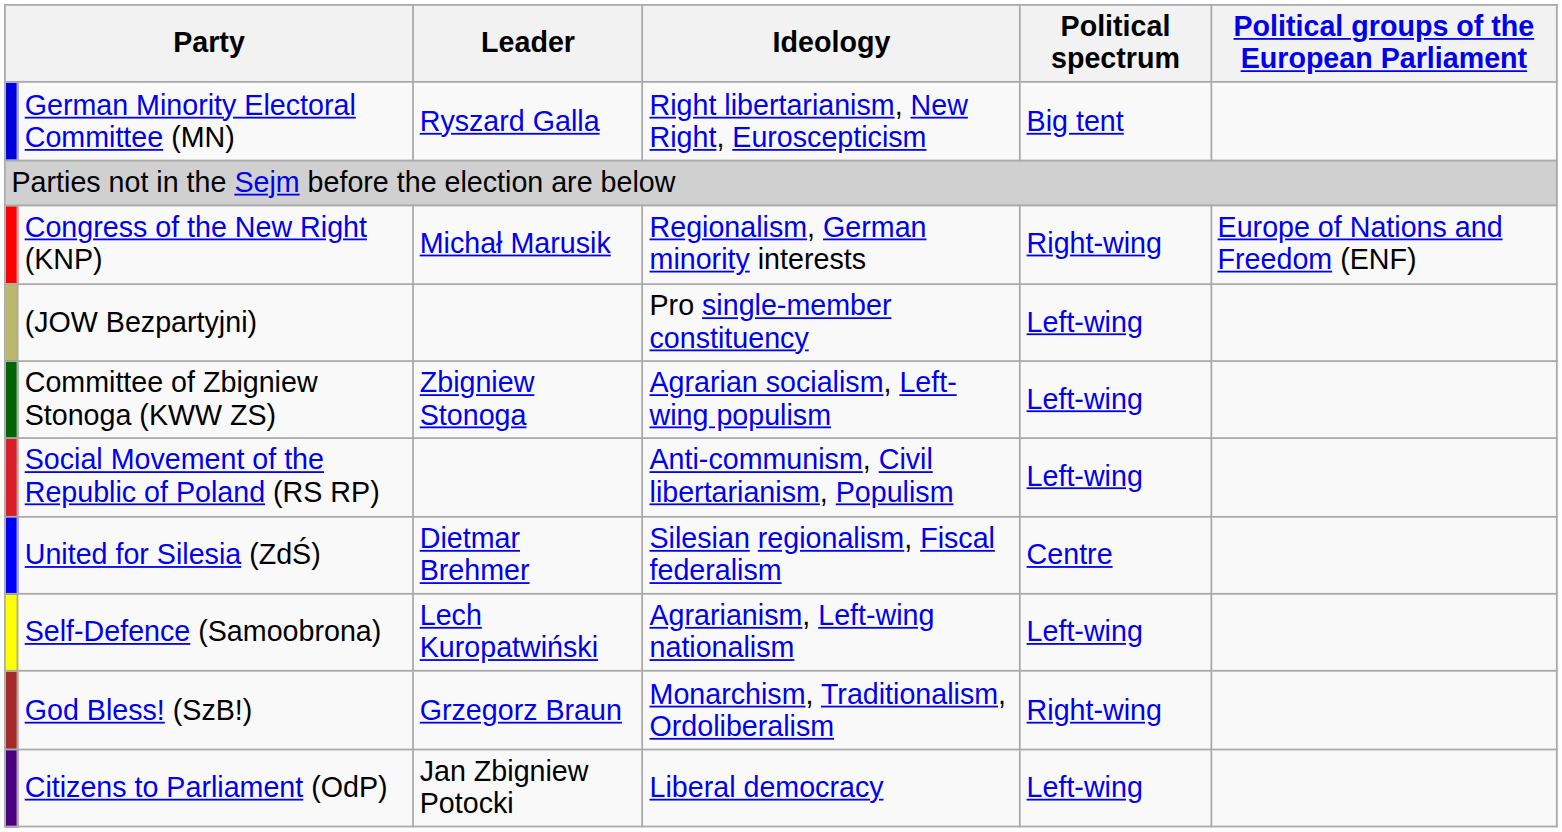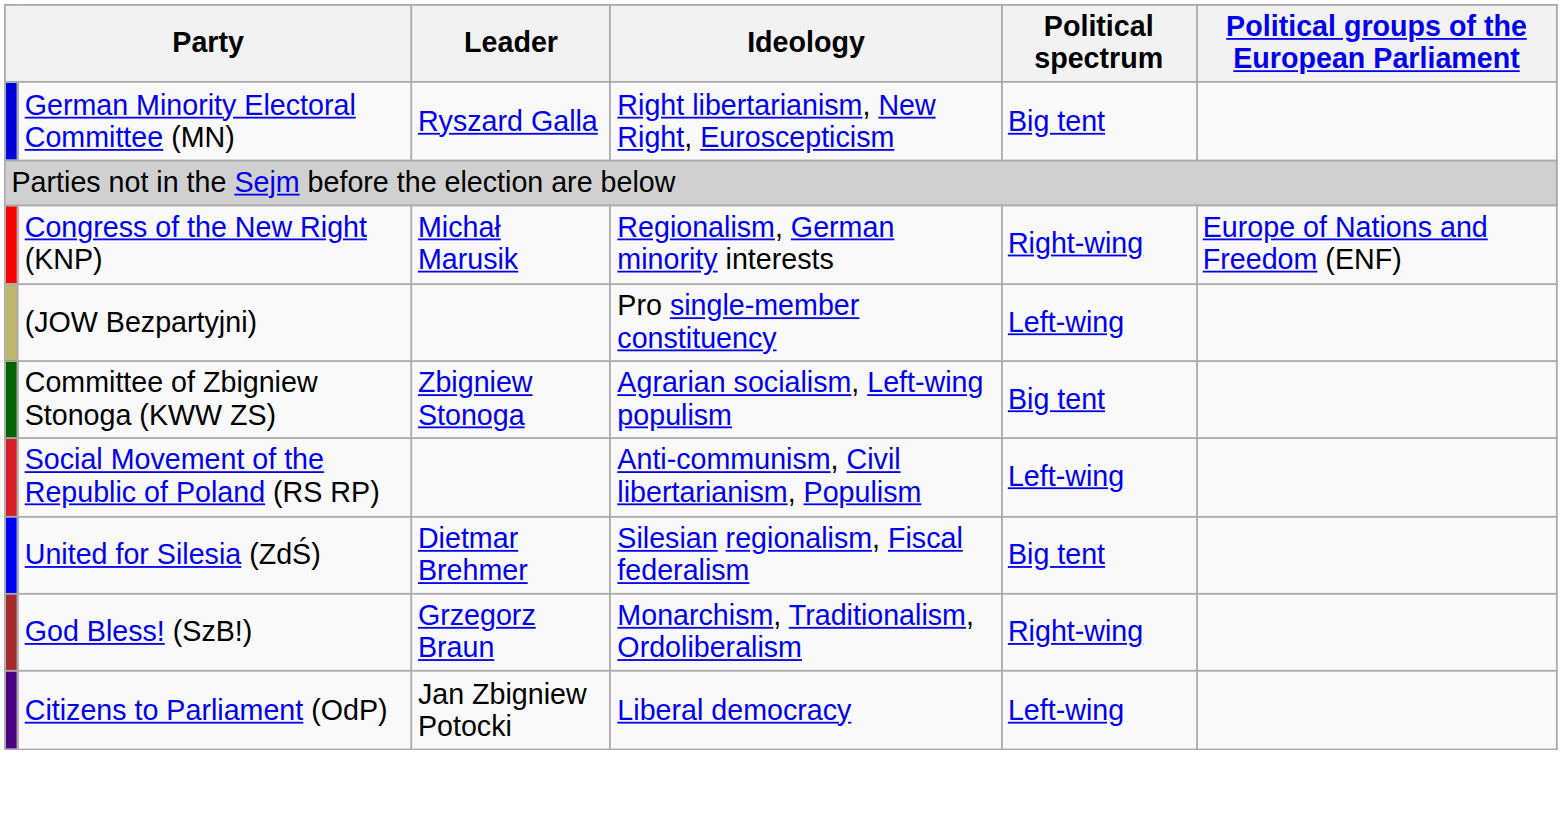(1085, 399) Left-wing -> (1056, 399) Big tent
(1070, 554) Centre -> (1056, 554) Big tent
- row: (203, 632)
